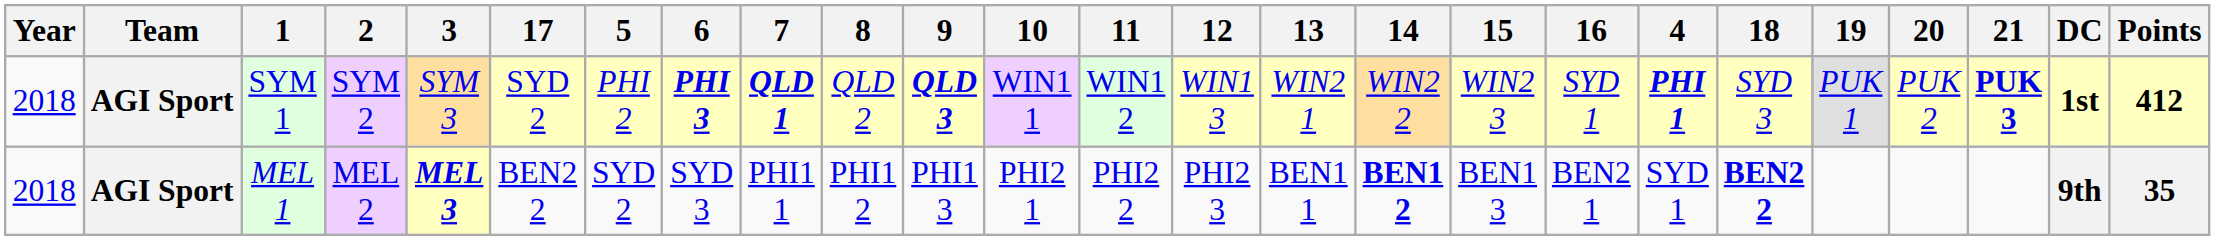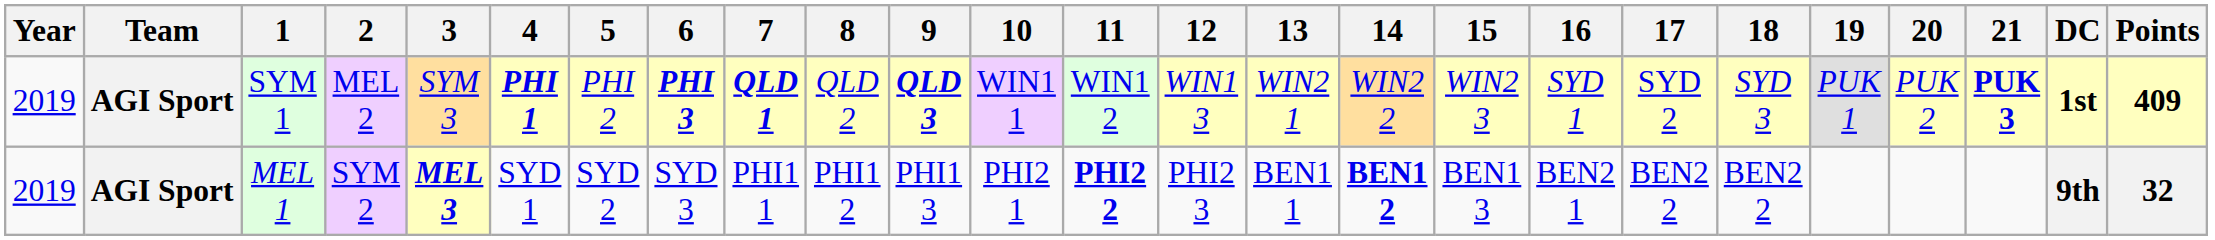columns swapped: (1677, 30) <-> (538, 30)
(44, 100) 2018 -> (44, 100) 2019
(366, 100) SYM 2 -> (366, 100) MEL 2
(2159, 100) 412 -> (2158, 100) 409
(44, 189) 2018 -> (44, 189) 2019
(366, 189) MEL 2 -> (366, 189) SYM 2
(1126, 189) normal -> (1110, 189) bold
(1764, 189) bold -> (1763, 189) normal
(2159, 189) 35 -> (2158, 189) 32
